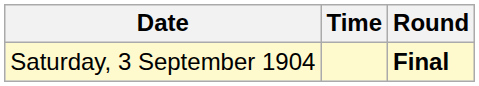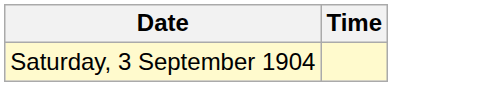- column: (431, 23)
